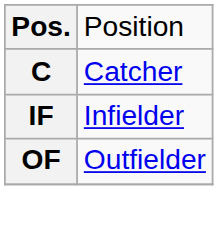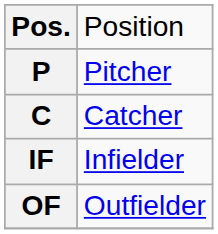+ row: (41, 71)
